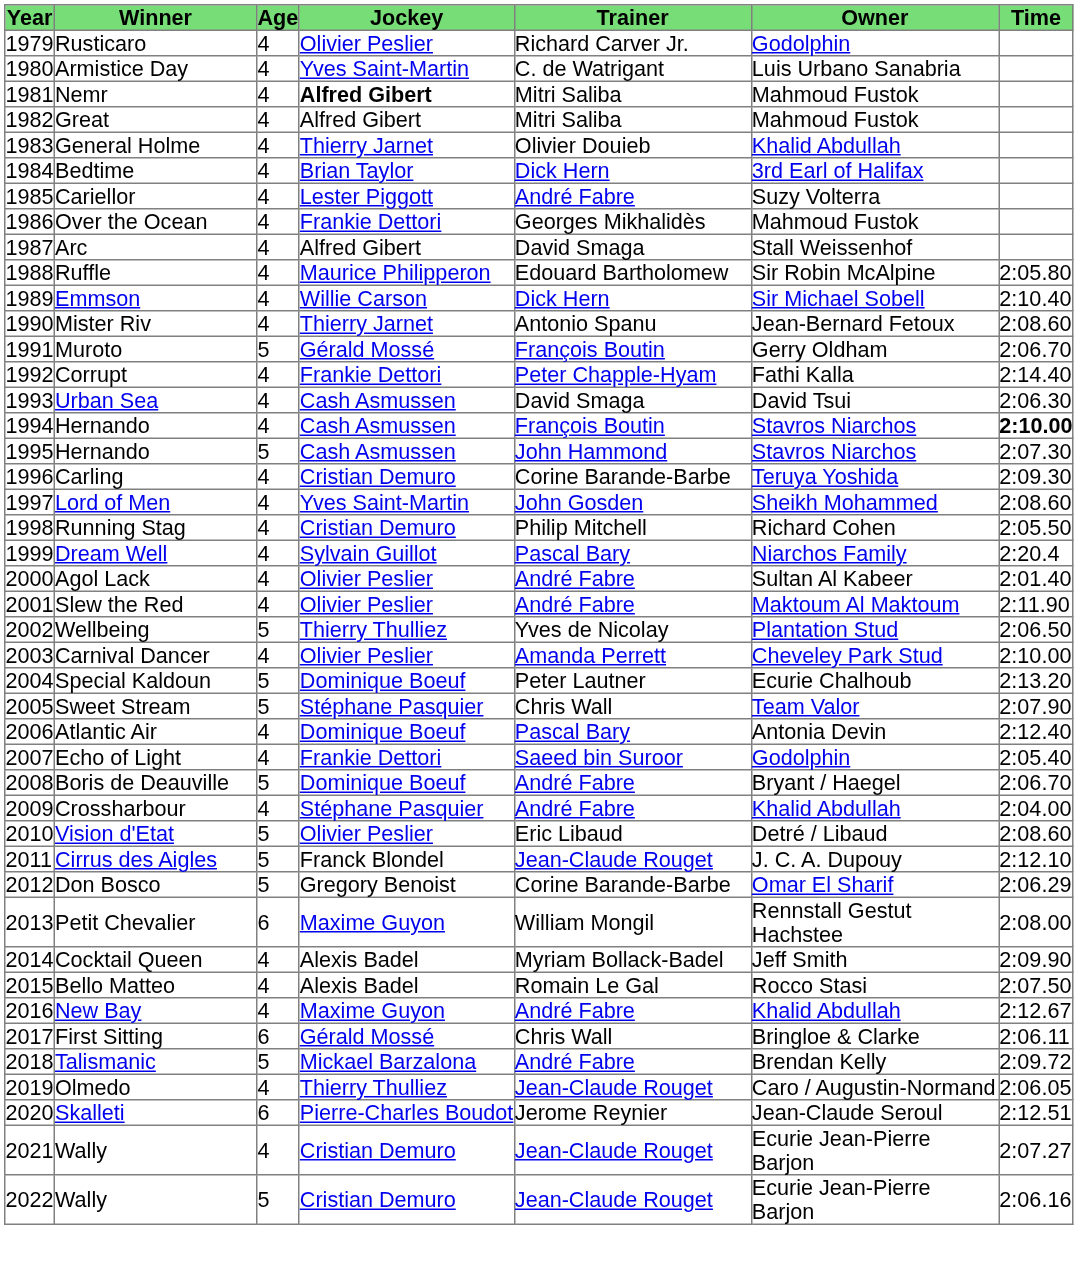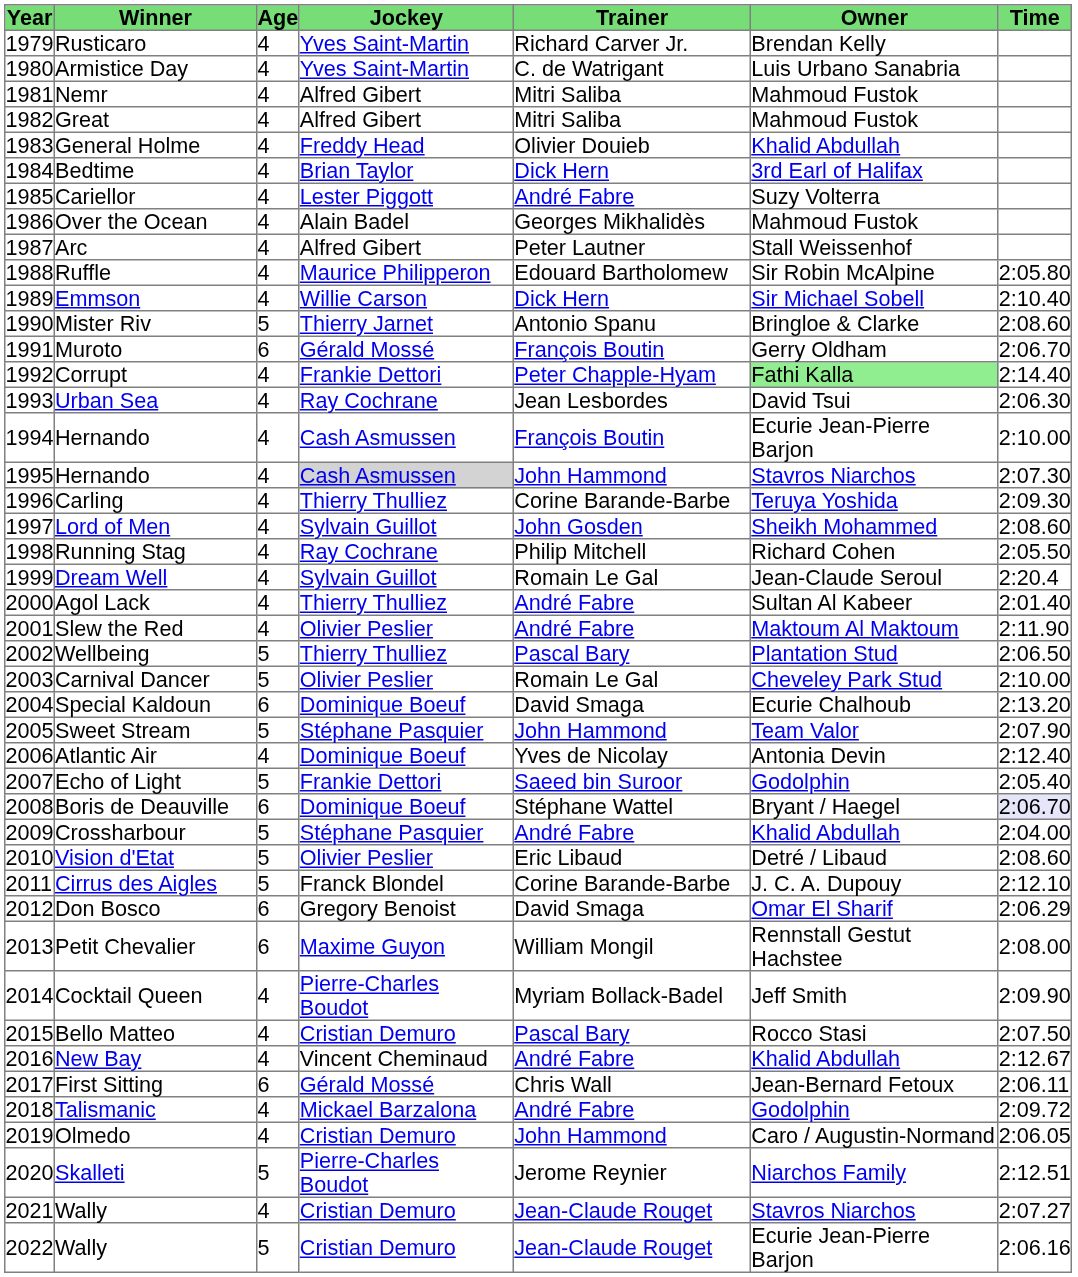(366, 43) Olivier Peslier -> (384, 43) Yves Saint-Martin
(801, 43) Godolphin -> (819, 43) Brendan Kelly
(366, 94) bold -> (360, 94) normal
(366, 145) Thierry Jarnet -> (362, 145) Freddy Head
(371, 222) Frankie Dettori -> (354, 222) Alain Badel
(580, 247) David Smaga -> (580, 247) Peter Lautner
(264, 324) 4 -> (264, 324) 5
(853, 324) Jean-Bernard Fetoux -> (835, 324) Bringloe & Clarke
(264, 349) 5 -> (264, 349) 6
(803, 374) no background -> (802, 374) lightgreen background
(378, 400) Cash Asmussen -> (369, 400) Ray Cochrane
(580, 400) David Smaga -> (591, 400) Jean Lesbordes
(834, 426) Stavros Niarchos -> (841, 438) Ecurie Jean-Pierre Barjon
(1036, 426) bold -> (1035, 438) normal
(264, 451) 5 -> (264, 475) 4
(378, 451) no background -> (378, 475) lightgrey background
(378, 476) Cristian Demuro -> (373, 500) Thierry Thulliez
(384, 502) Yves Saint-Martin -> (368, 526) Sylvain Guillot
(378, 528) Cristian Demuro -> (369, 552) Ray Cochrane
(572, 553) Pascal Bary -> (586, 577) Romain Le Gal
(829, 553) Niarchos Family -> (847, 577) Jean-Claude Seroul
(366, 578) Olivier Peslier -> (373, 602) Thierry Thulliez
(592, 630) Yves de Nicolay -> (572, 654) Pascal Bary
(264, 655) 4 -> (264, 679) 5
(590, 655) Amanda Perrett -> (586, 679) Romain Le Gal
(264, 680) 5 -> (264, 704) 6
(580, 680) Peter Lautner -> (579, 704) David Smaga
(564, 706) Chris Wall -> (590, 730) John Hammond
(572, 732) Pascal Bary -> (591, 756) Yves de Nicolay
(264, 757) 4 -> (264, 781) 5
(264, 782) 5 -> (264, 806) 6
(575, 782) André Fabre -> (594, 806) Stéphane Wattel
(1035, 782) no background -> (1035, 806) lavender background
(264, 808) 4 -> (264, 832) 5
(614, 859) Jean-Claude Rouget -> (622, 883) Corine Barande-Barbe
(264, 884) 5 -> (264, 908) 6
(623, 884) Corine Barande-Barbe -> (579, 908) David Smaga
(359, 960) Alexis Badel -> (369, 996) Pierre-Charles Boudot
(359, 985) Alexis Badel -> (378, 1033) Cristian Demuro
(587, 985) Romain Le Gal -> (572, 1033) Pascal Bary
(372, 1010) Maxime Guyon -> (394, 1058) Vincent Cheminaud
(836, 1036) Bringloe & Clarke -> (853, 1084) Jean-Bernard Fetoux
(264, 1062) 5 -> (264, 1110) 4
(819, 1062) Brendan Kelly -> (801, 1110) Godolphin
(373, 1087) Thierry Thulliez -> (378, 1135) Cristian Demuro
(614, 1087) Jean-Claude Rouget -> (590, 1135) John Hammond
(264, 1112) 6 -> (264, 1172) 5
(847, 1112) Jean-Claude Seroul -> (829, 1172) Niarchos Family
(841, 1150) Ecurie Jean-Pierre Barjon -> (833, 1210) Stavros Niarchos
